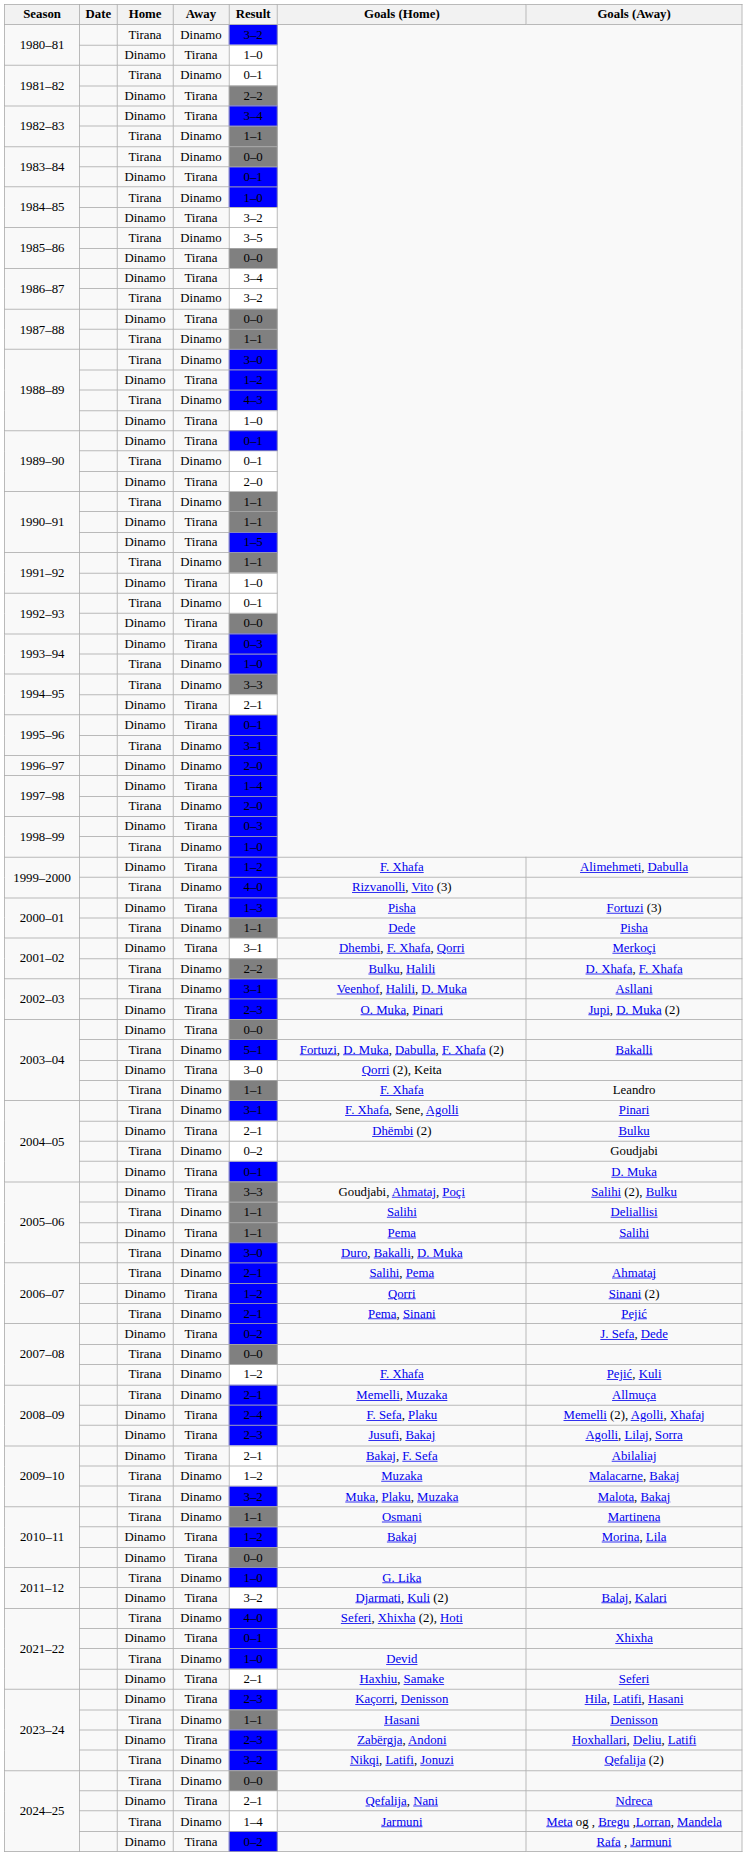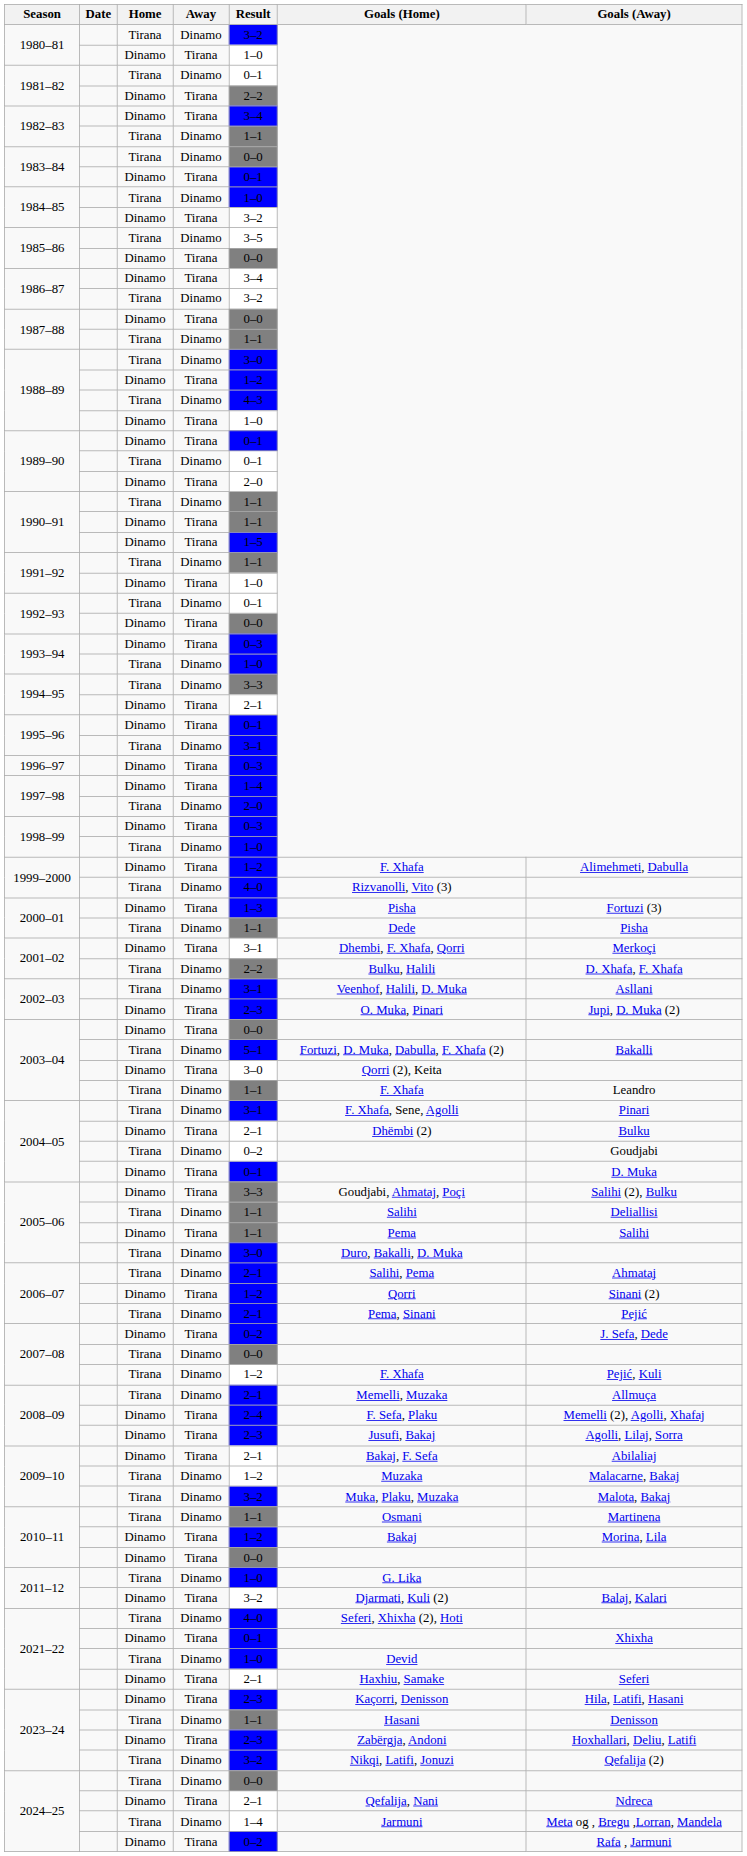(201, 765) Dinamo -> (201, 765) Tirana
(253, 765) 2–0 -> (253, 765) 0–3
